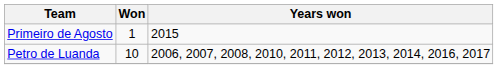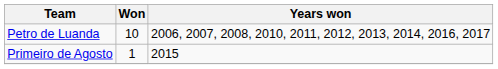rows swapped: (53, 53) <-> (60, 34)
